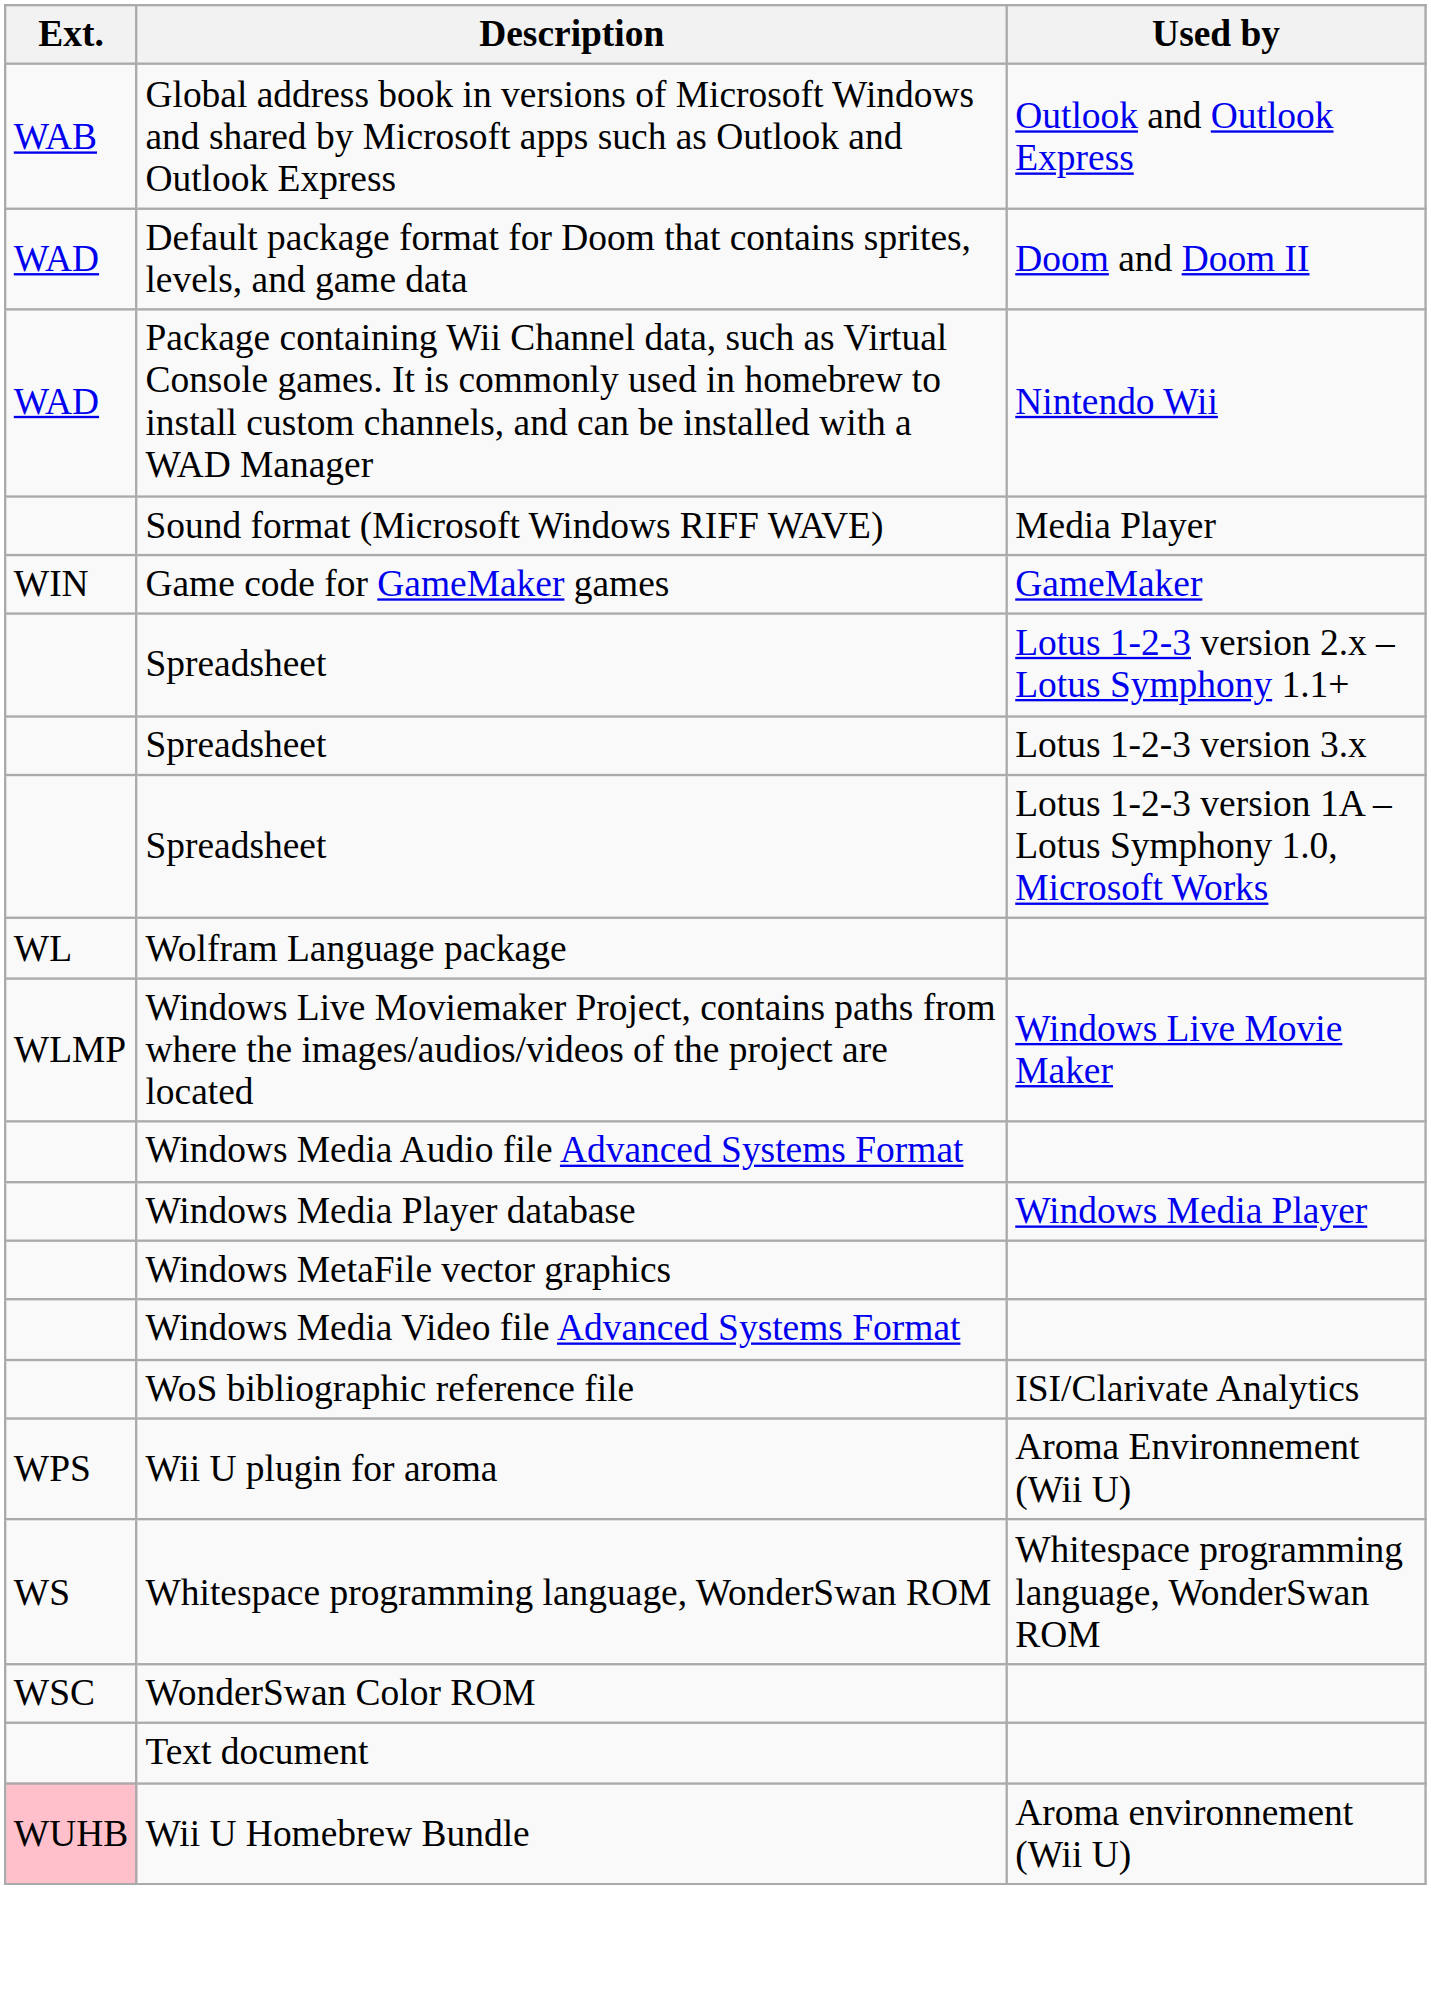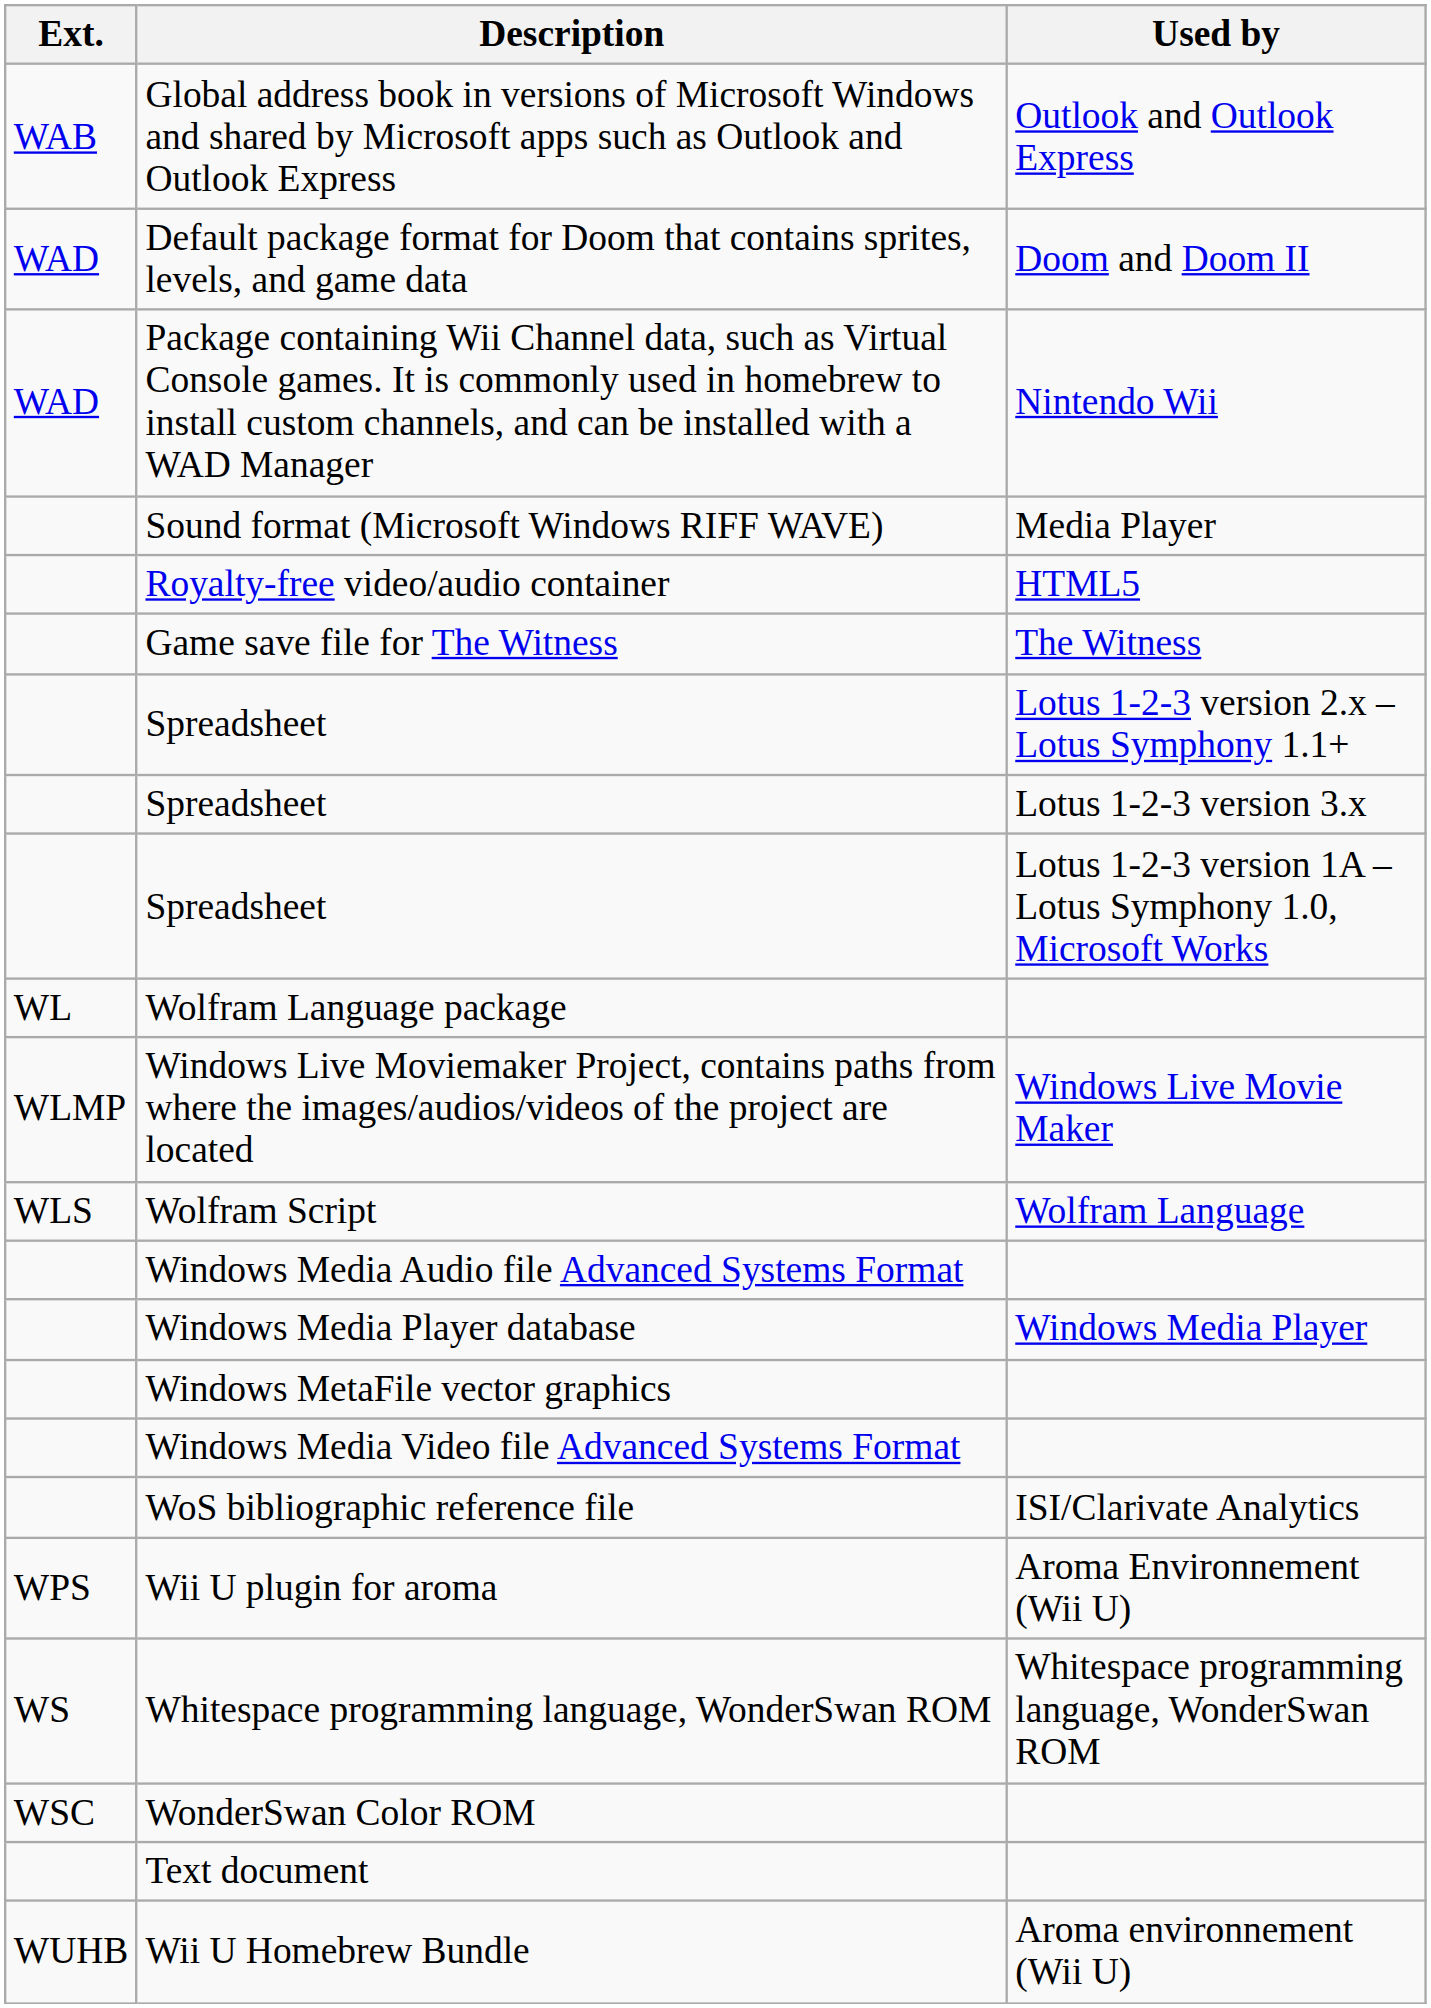+ row: (407, 583)
- row: (407, 583)
+ row: (382, 643)
+ row: (261, 1210)
(71, 1832) pink background -> (71, 1951) no background
